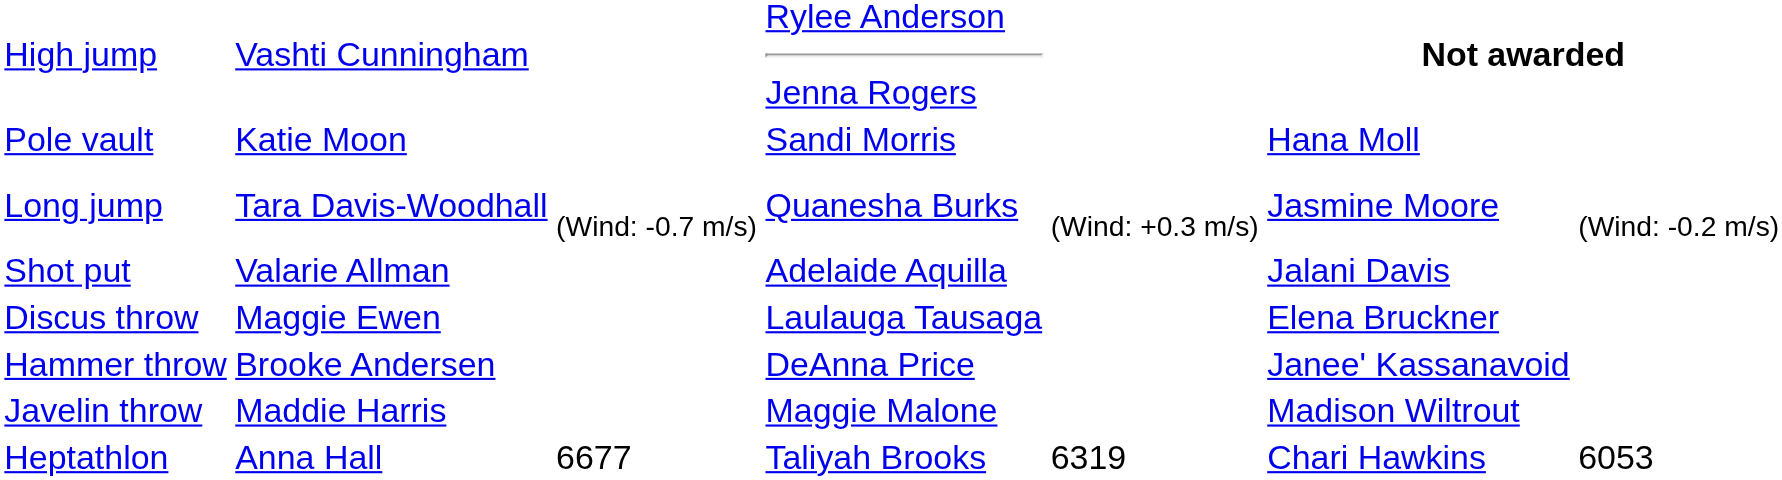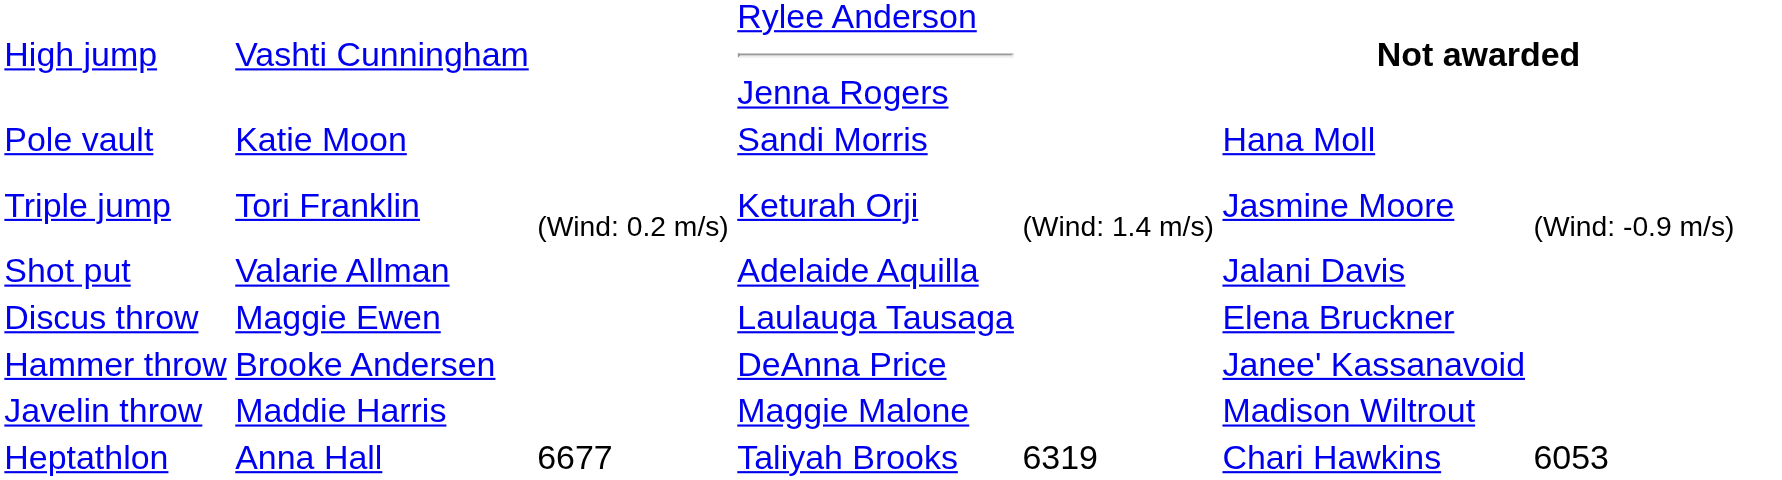- row: (84, 205)
+ row: (88, 205)
